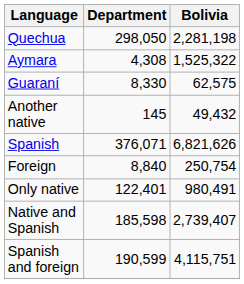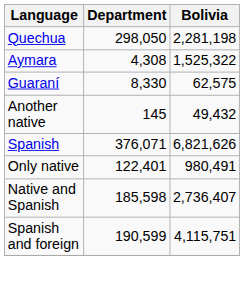- row: (32, 167)
(205, 220) 2,739,407 -> (205, 197) 2,736,407
